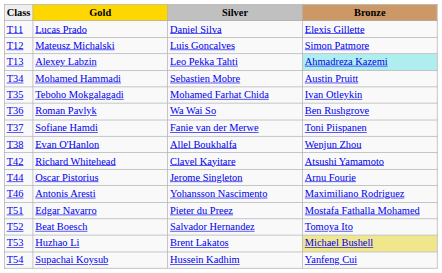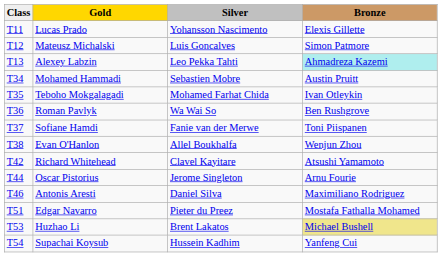(196, 29) Daniel Silva -> (219, 29) Yohansson Nascimento
(219, 194) Yohansson Nascimento -> (196, 194) Daniel Silva
- row: (61, 227)
